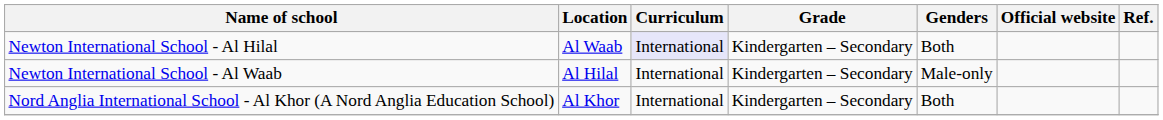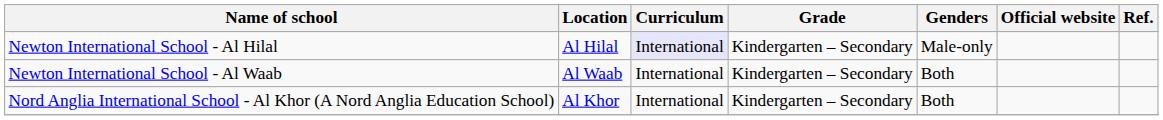(592, 45) Al Waab -> (590, 45) Al Hilal
(938, 45) Both -> (957, 45) Male-only
(590, 73) Al Hilal -> (592, 73) Al Waab
(957, 73) Male-only -> (938, 73) Both
